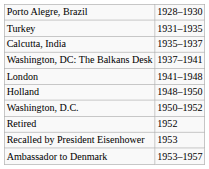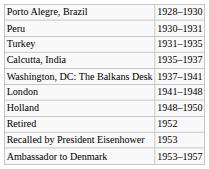+ row: (16, 28)
- row: (43, 108)
